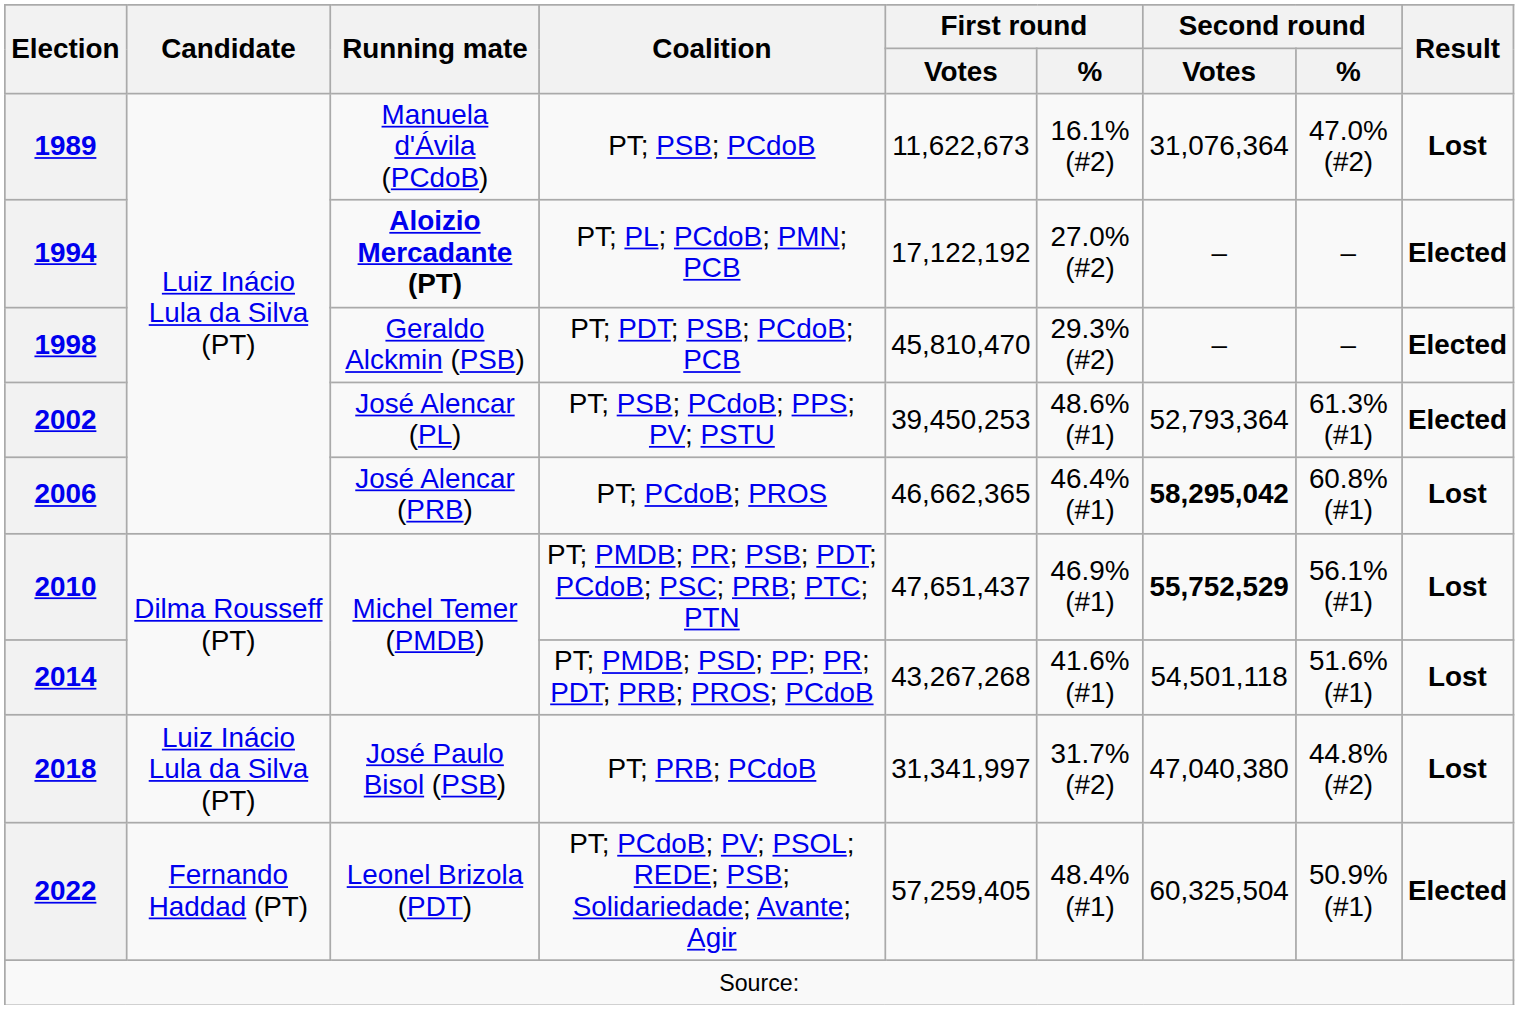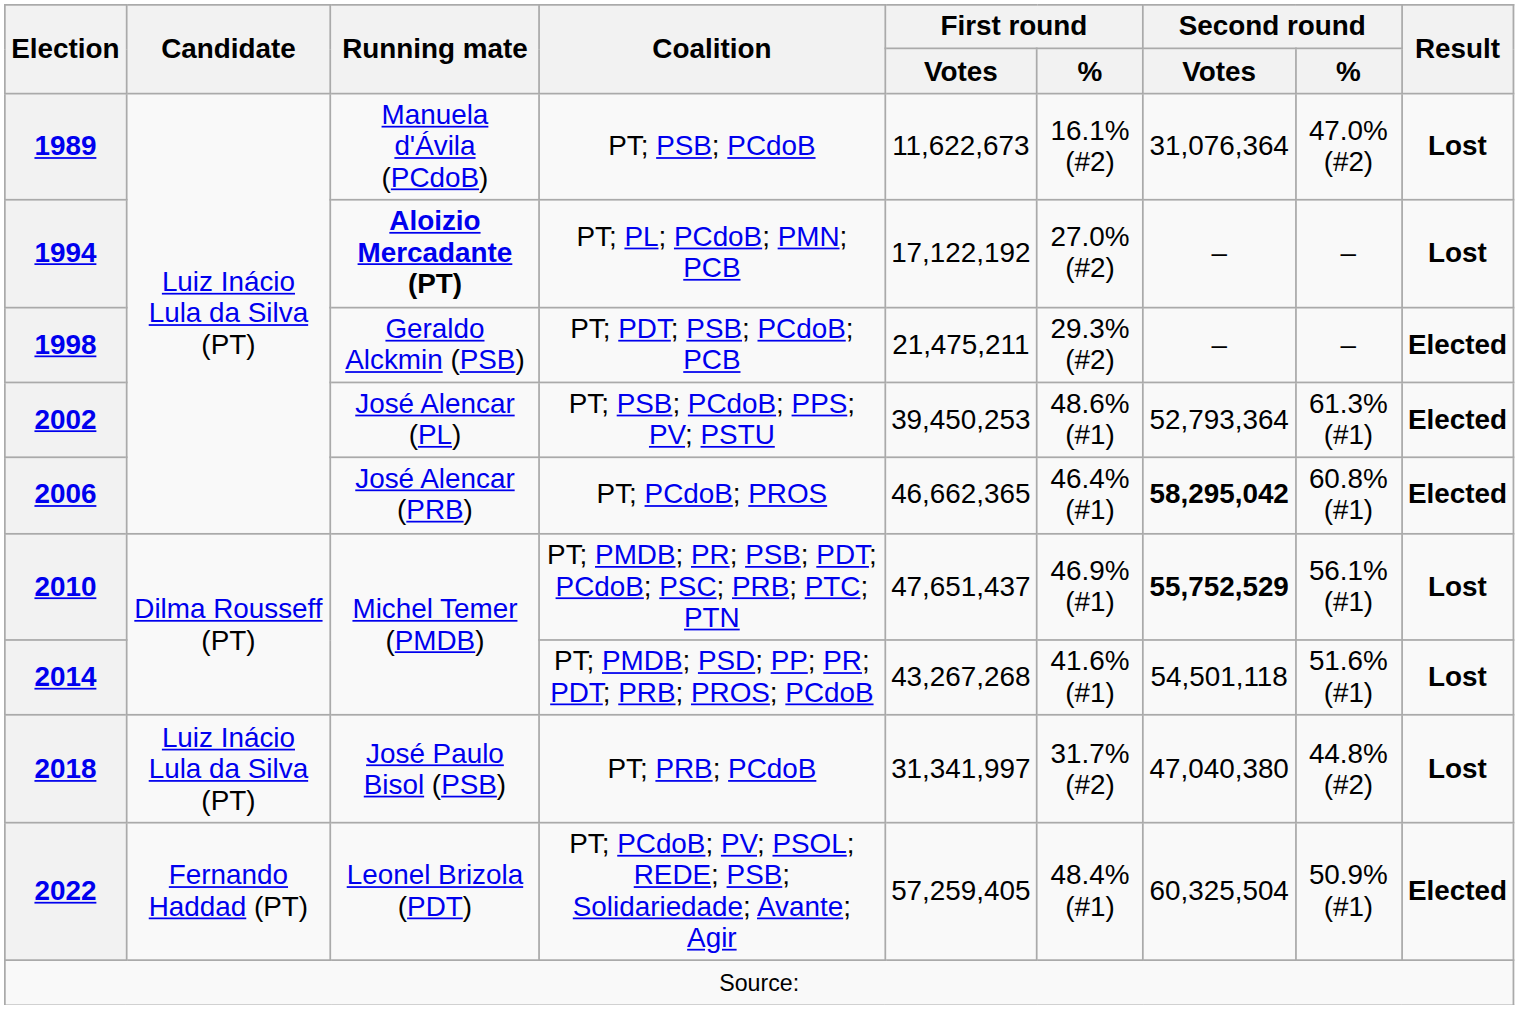(1457, 252) Elected -> (1457, 252) Lost
(961, 344) 45,810,470 -> (961, 344) 21,475,211
(1457, 495) Lost -> (1457, 495) Elected
